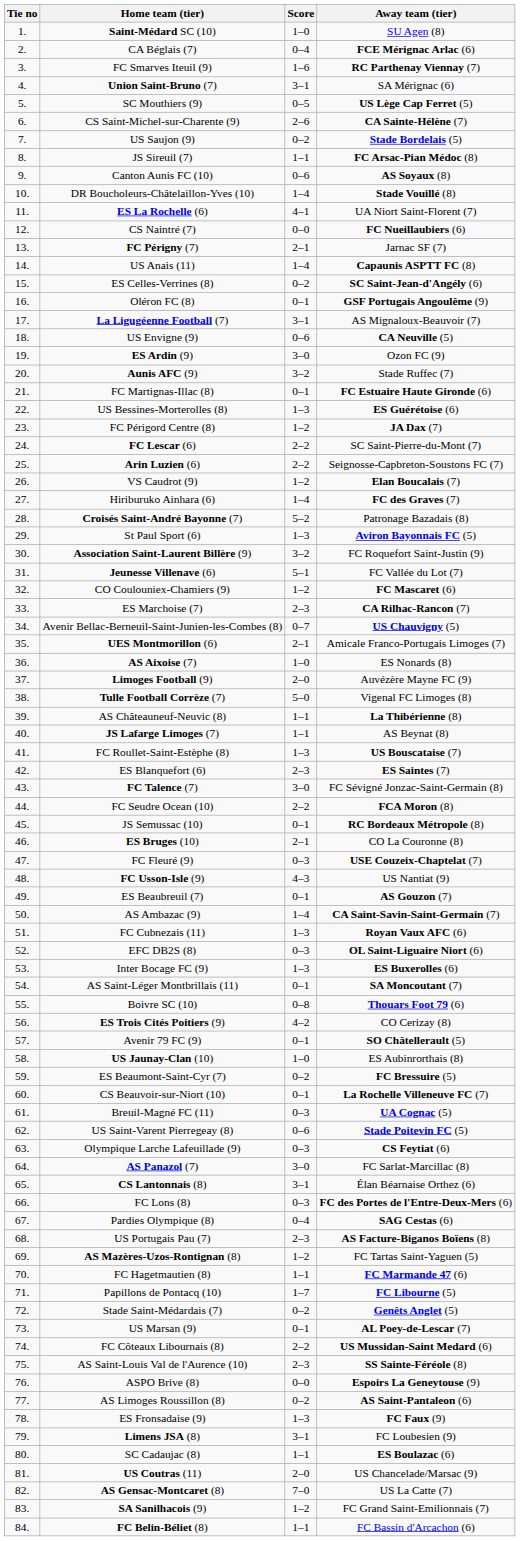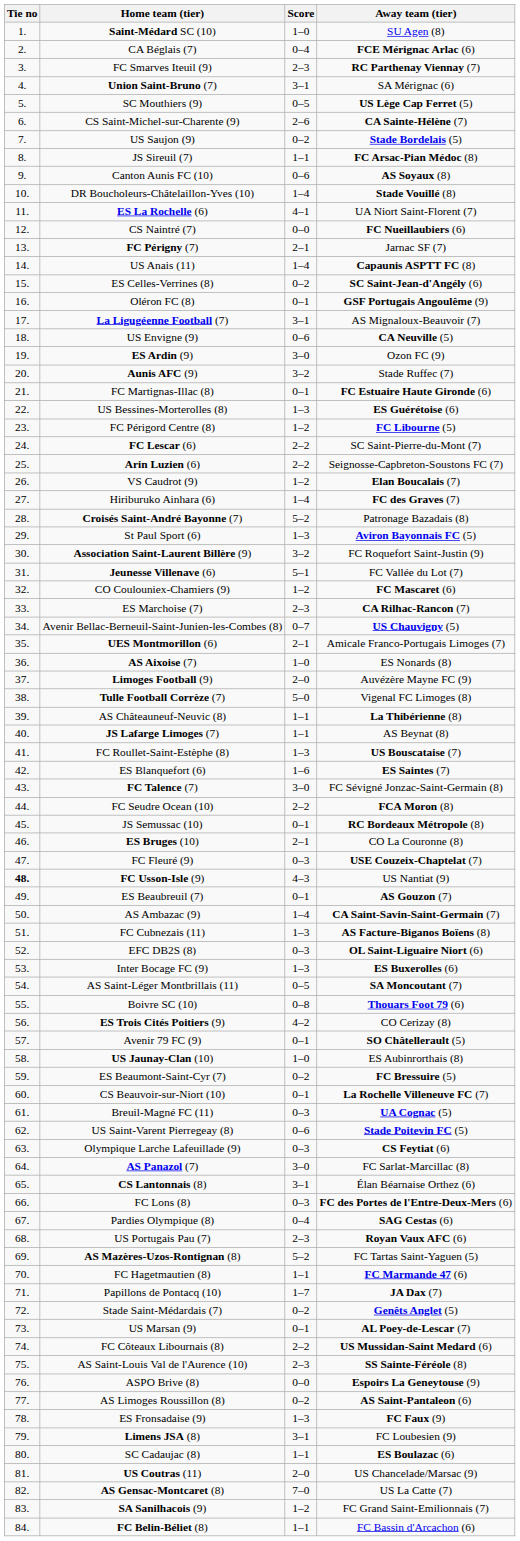(301, 67) 1–6 -> (301, 67) 2–3
(416, 427) JA Dax (7) -> (416, 427) FC Libourne (5)
(301, 770) 2–3 -> (301, 770) 1–6
(22, 878) normal -> (22, 878) bold
(416, 932) Royan Vaux AFC (6) -> (416, 932) AS Facture-Biganos Boïens (8)
(301, 986) 0–1 -> (301, 986) 0–5
(416, 1238) AS Facture-Biganos Boïens (8) -> (416, 1238) Royan Vaux AFC (6)
(301, 1256) 1–2 -> (301, 1256) 5–2
(416, 1292) FC Libourne (5) -> (416, 1292) JA Dax (7)
